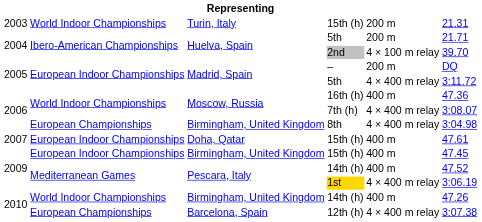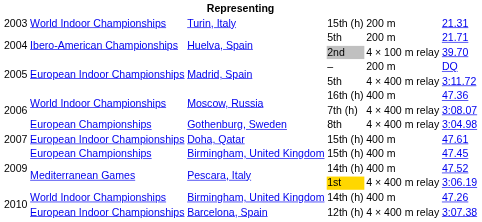(256, 125) Birmingham, United Kingdom -> (237, 125) Gothenburg, Sweden
(107, 154) European Indoor Championships -> (91, 154) European Championships
(91, 212) European Championships -> (107, 212) European Indoor Championships
